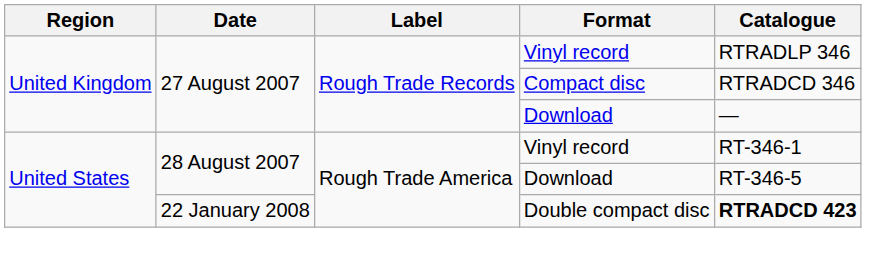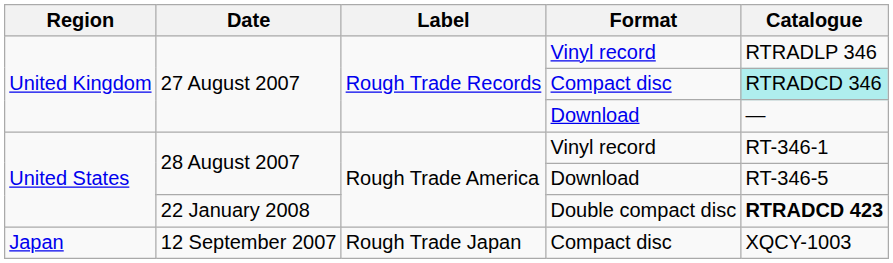(787, 83) no background -> (814, 83) paleturquoise background
+ row: (249, 242)
